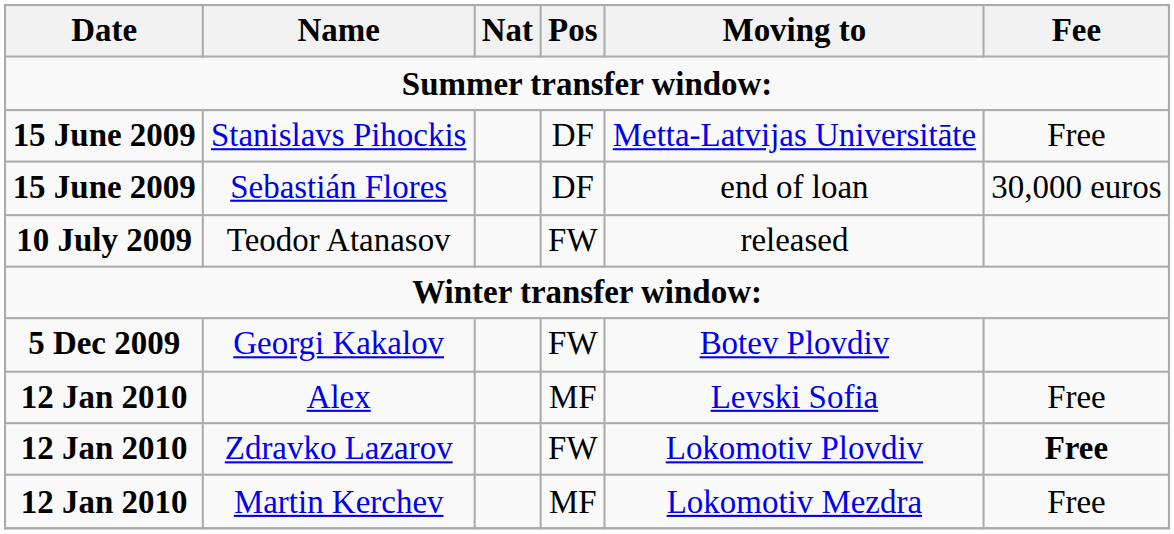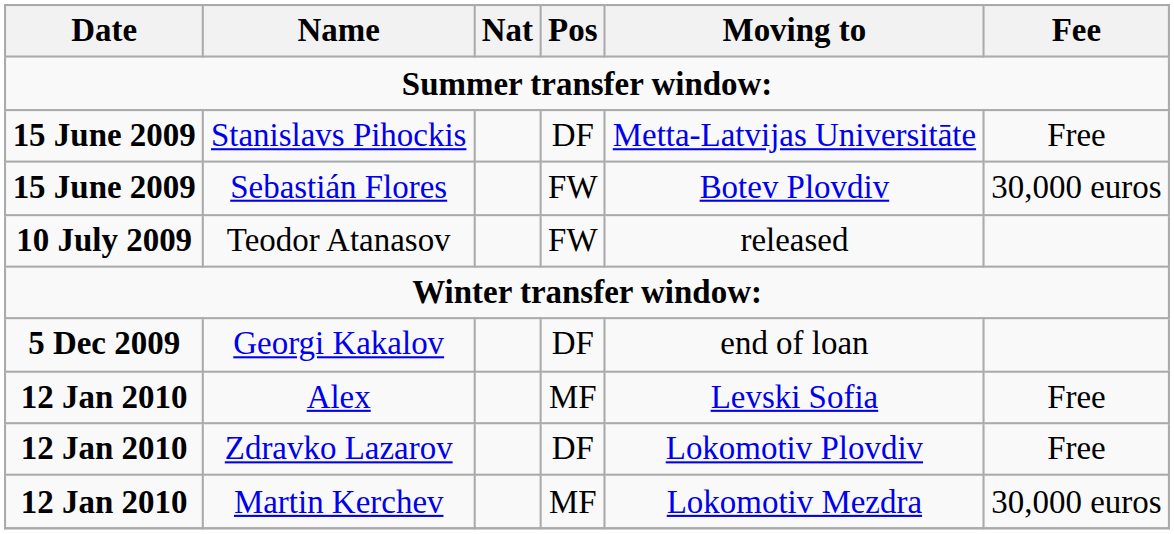(573, 187) DF -> (573, 187) FW
(794, 187) end of loan -> (794, 187) Botev Plovdiv
(573, 344) FW -> (573, 344) DF
(794, 344) Botev Plovdiv -> (794, 344) end of loan
(573, 448) FW -> (573, 448) DF
(1076, 448) bold -> (1076, 448) normal
(1076, 501) Free -> (1076, 501) 30,000 euros
